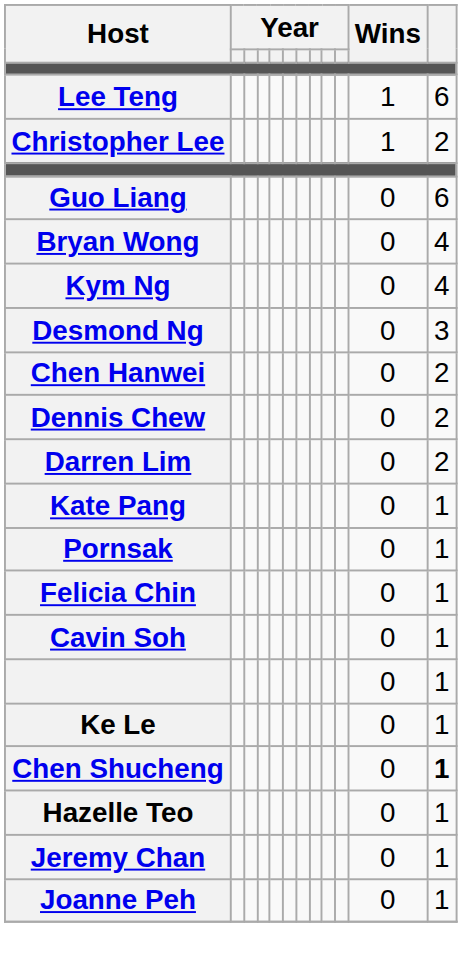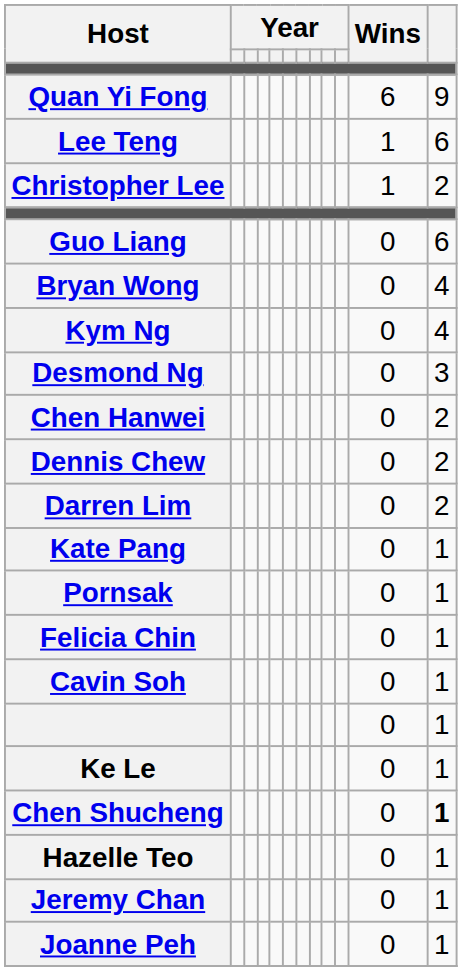+ row: (118, 97)
